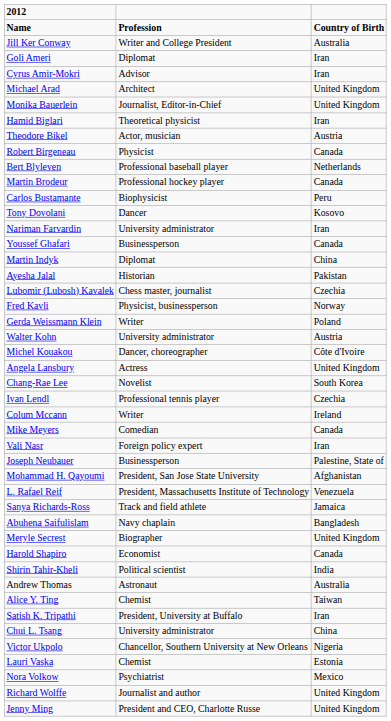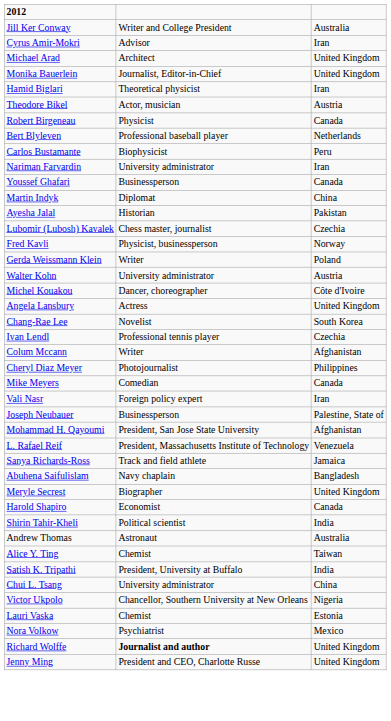- row: (19, 27)
- row: (29, 58)
- row: (37, 182)
- row: (36, 213)
(327, 414) Ireland -> (338, 352) Afghanistan
+ row: (44, 368)
(322, 615) Iran -> (324, 569) India
(159, 693) normal -> (164, 646) bold
